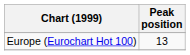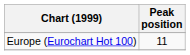(162, 41) 13 -> (162, 41) 11
